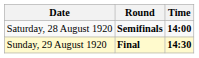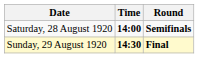columns swapped: (179, 12) <-> (140, 12)
